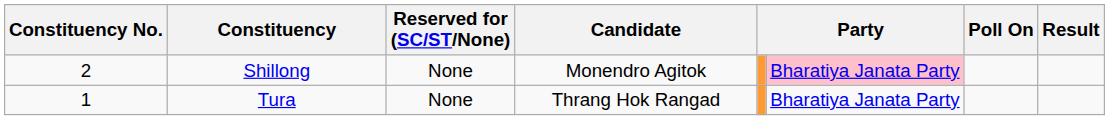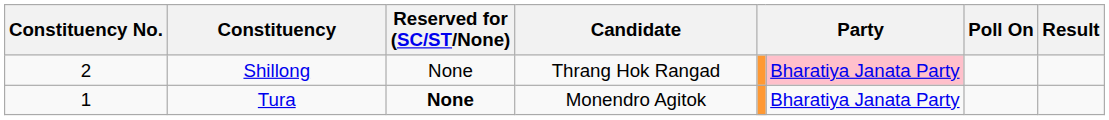(636, 70) Monendro Agitok -> (636, 70) Thrang Hok Rangad
(450, 99) normal -> (450, 99) bold
(636, 99) Thrang Hok Rangad -> (636, 99) Monendro Agitok
